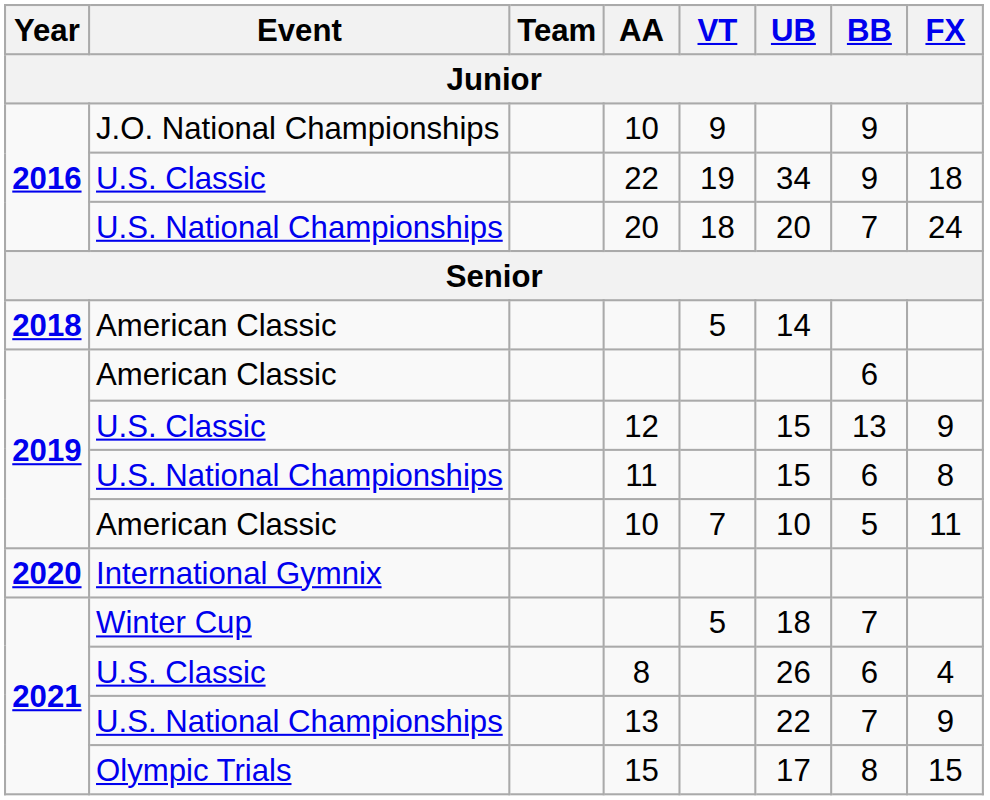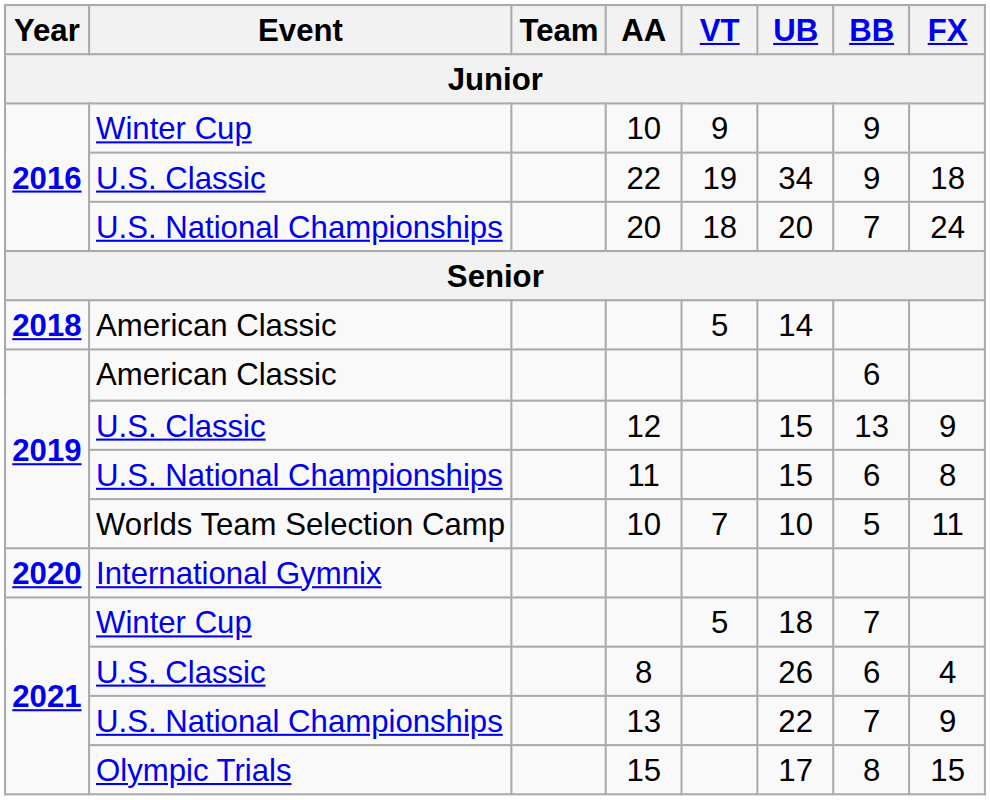(298, 129) J.O. National Championships -> (174, 129) Winter Cup
(216, 523) American Classic -> (301, 523) Worlds Team Selection Camp
